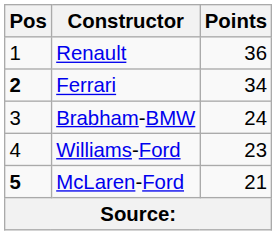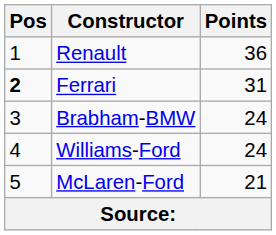(256, 85) 34 -> (256, 85) 31
(256, 150) 23 -> (256, 150) 24
(15, 182) bold -> (15, 182) normal
